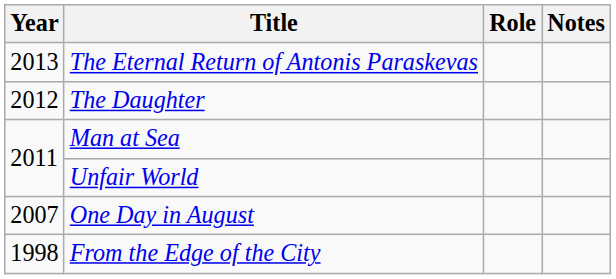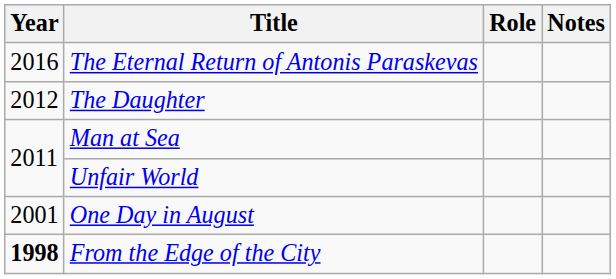(34, 61) 2013 -> (34, 61) 2016
(34, 215) 2007 -> (34, 215) 2001
(34, 253) normal -> (34, 253) bold
